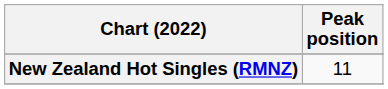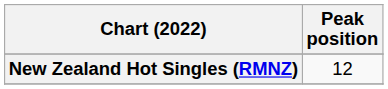(342, 68) 11 -> (342, 68) 12
